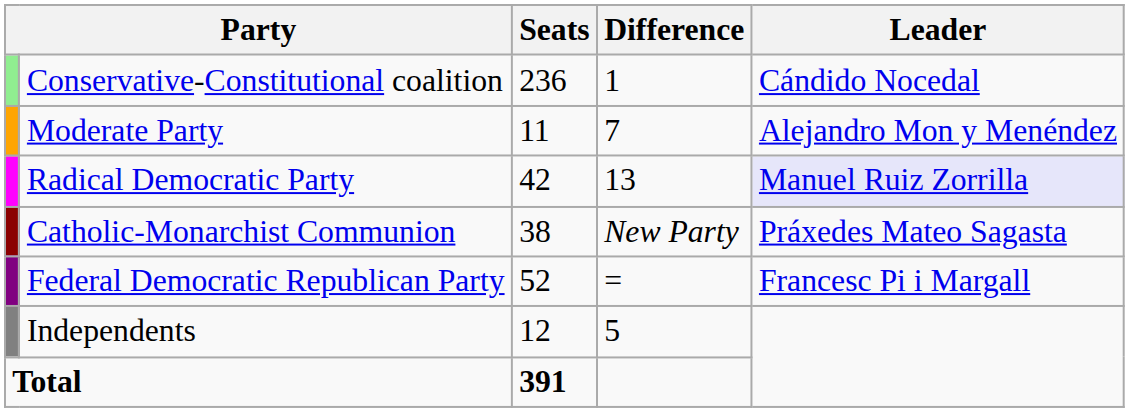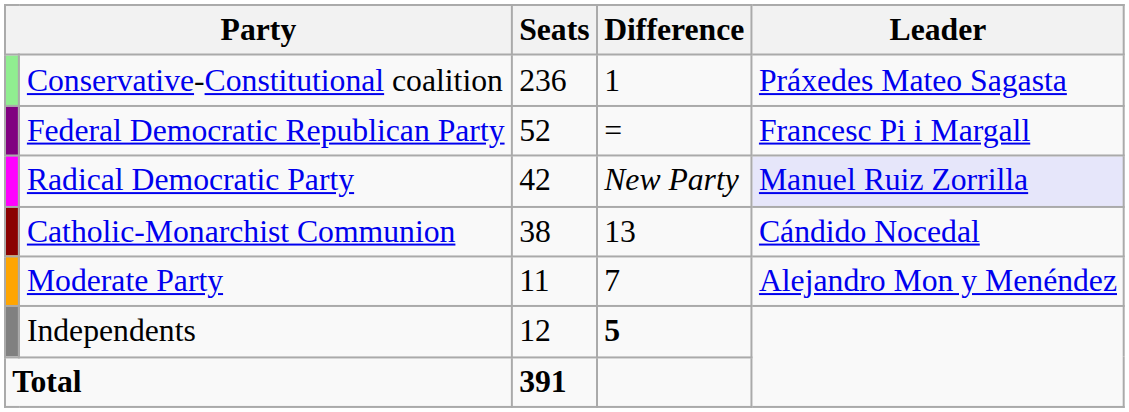(869, 79) Cándido Nocedal -> (913, 79) Práxedes Mateo Sagasta
rows swapped: (266, 280) <-> (125, 130)
(620, 180) 13 -> (672, 180) New Party
(672, 230) New Party -> (620, 230) 13
(913, 230) Práxedes Mateo Sagasta -> (869, 230) Cándido Nocedal
(612, 331) normal -> (612, 331) bold
